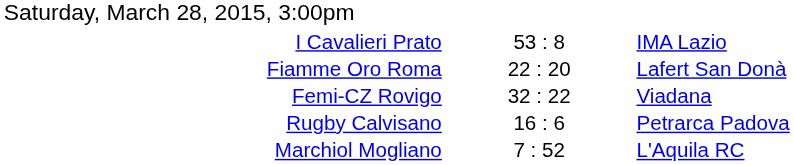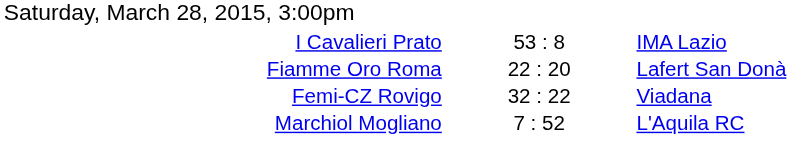- row: (364, 123)
